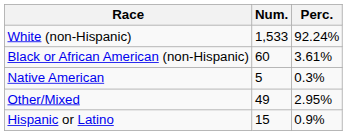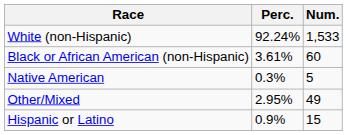columns swapped: (272, 15) <-> (317, 15)
